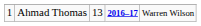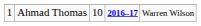(97, 13) 13 -> (97, 13) 10
